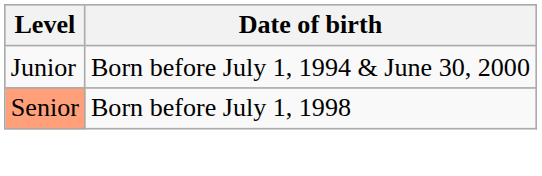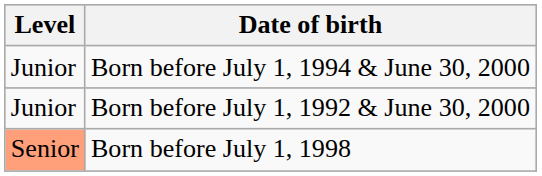+ row: (310, 107)
